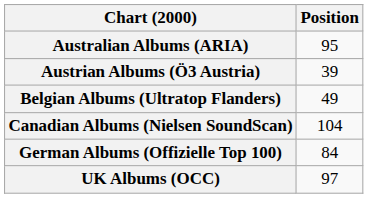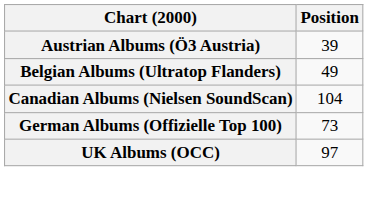- row: (151, 44)
(330, 152) 84 -> (330, 125) 73
